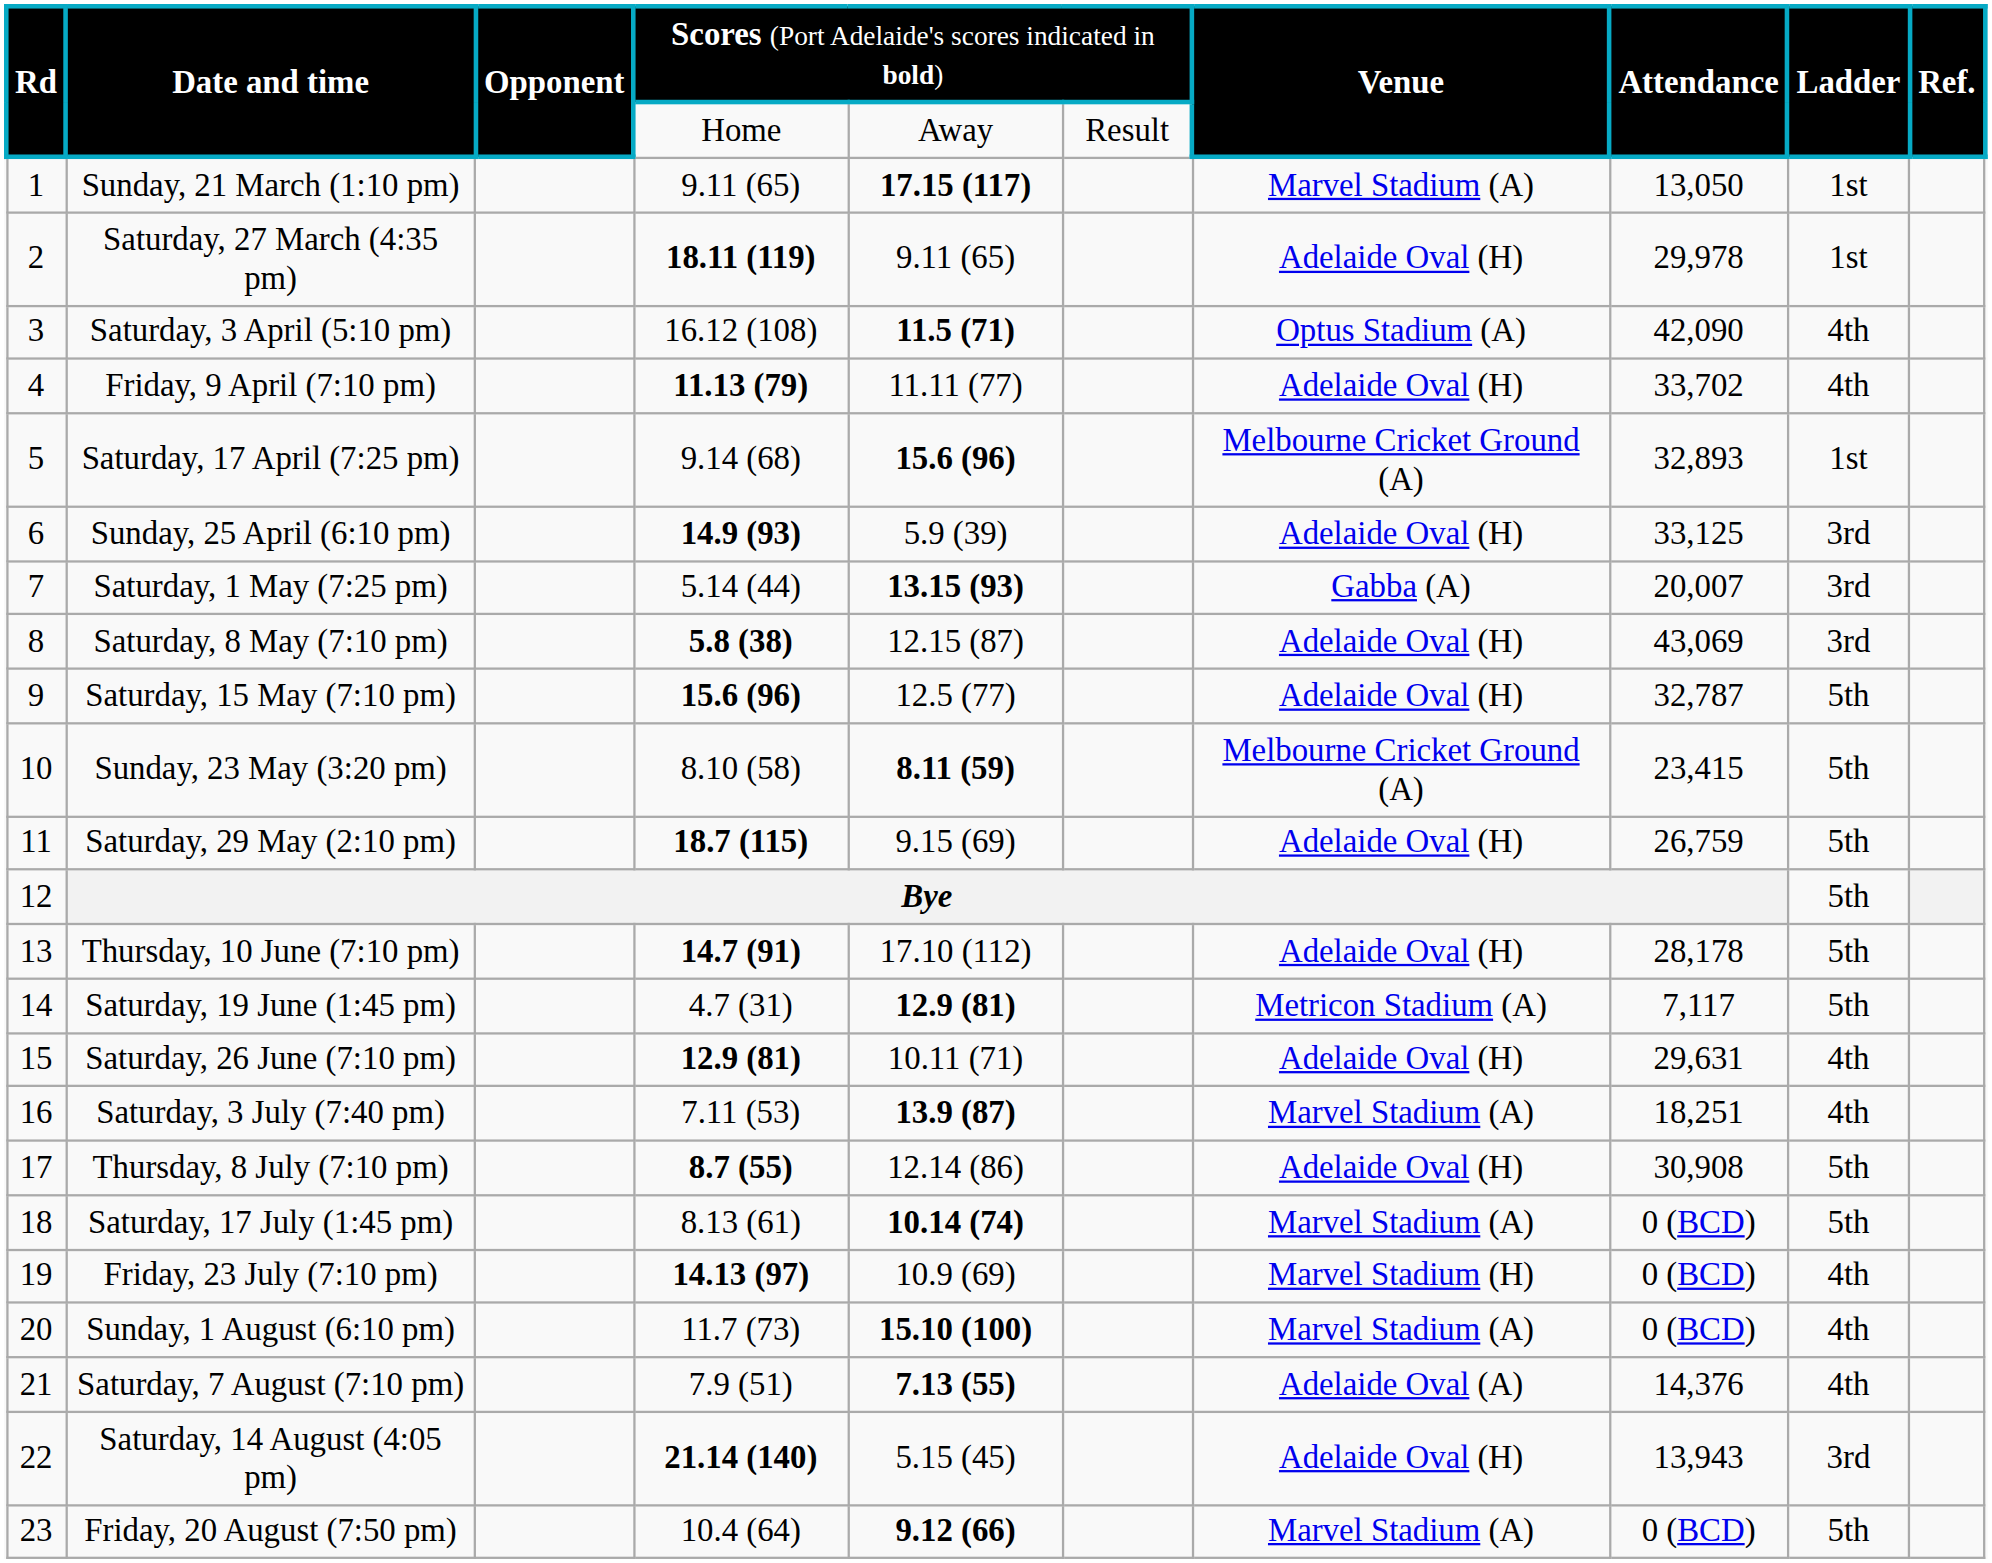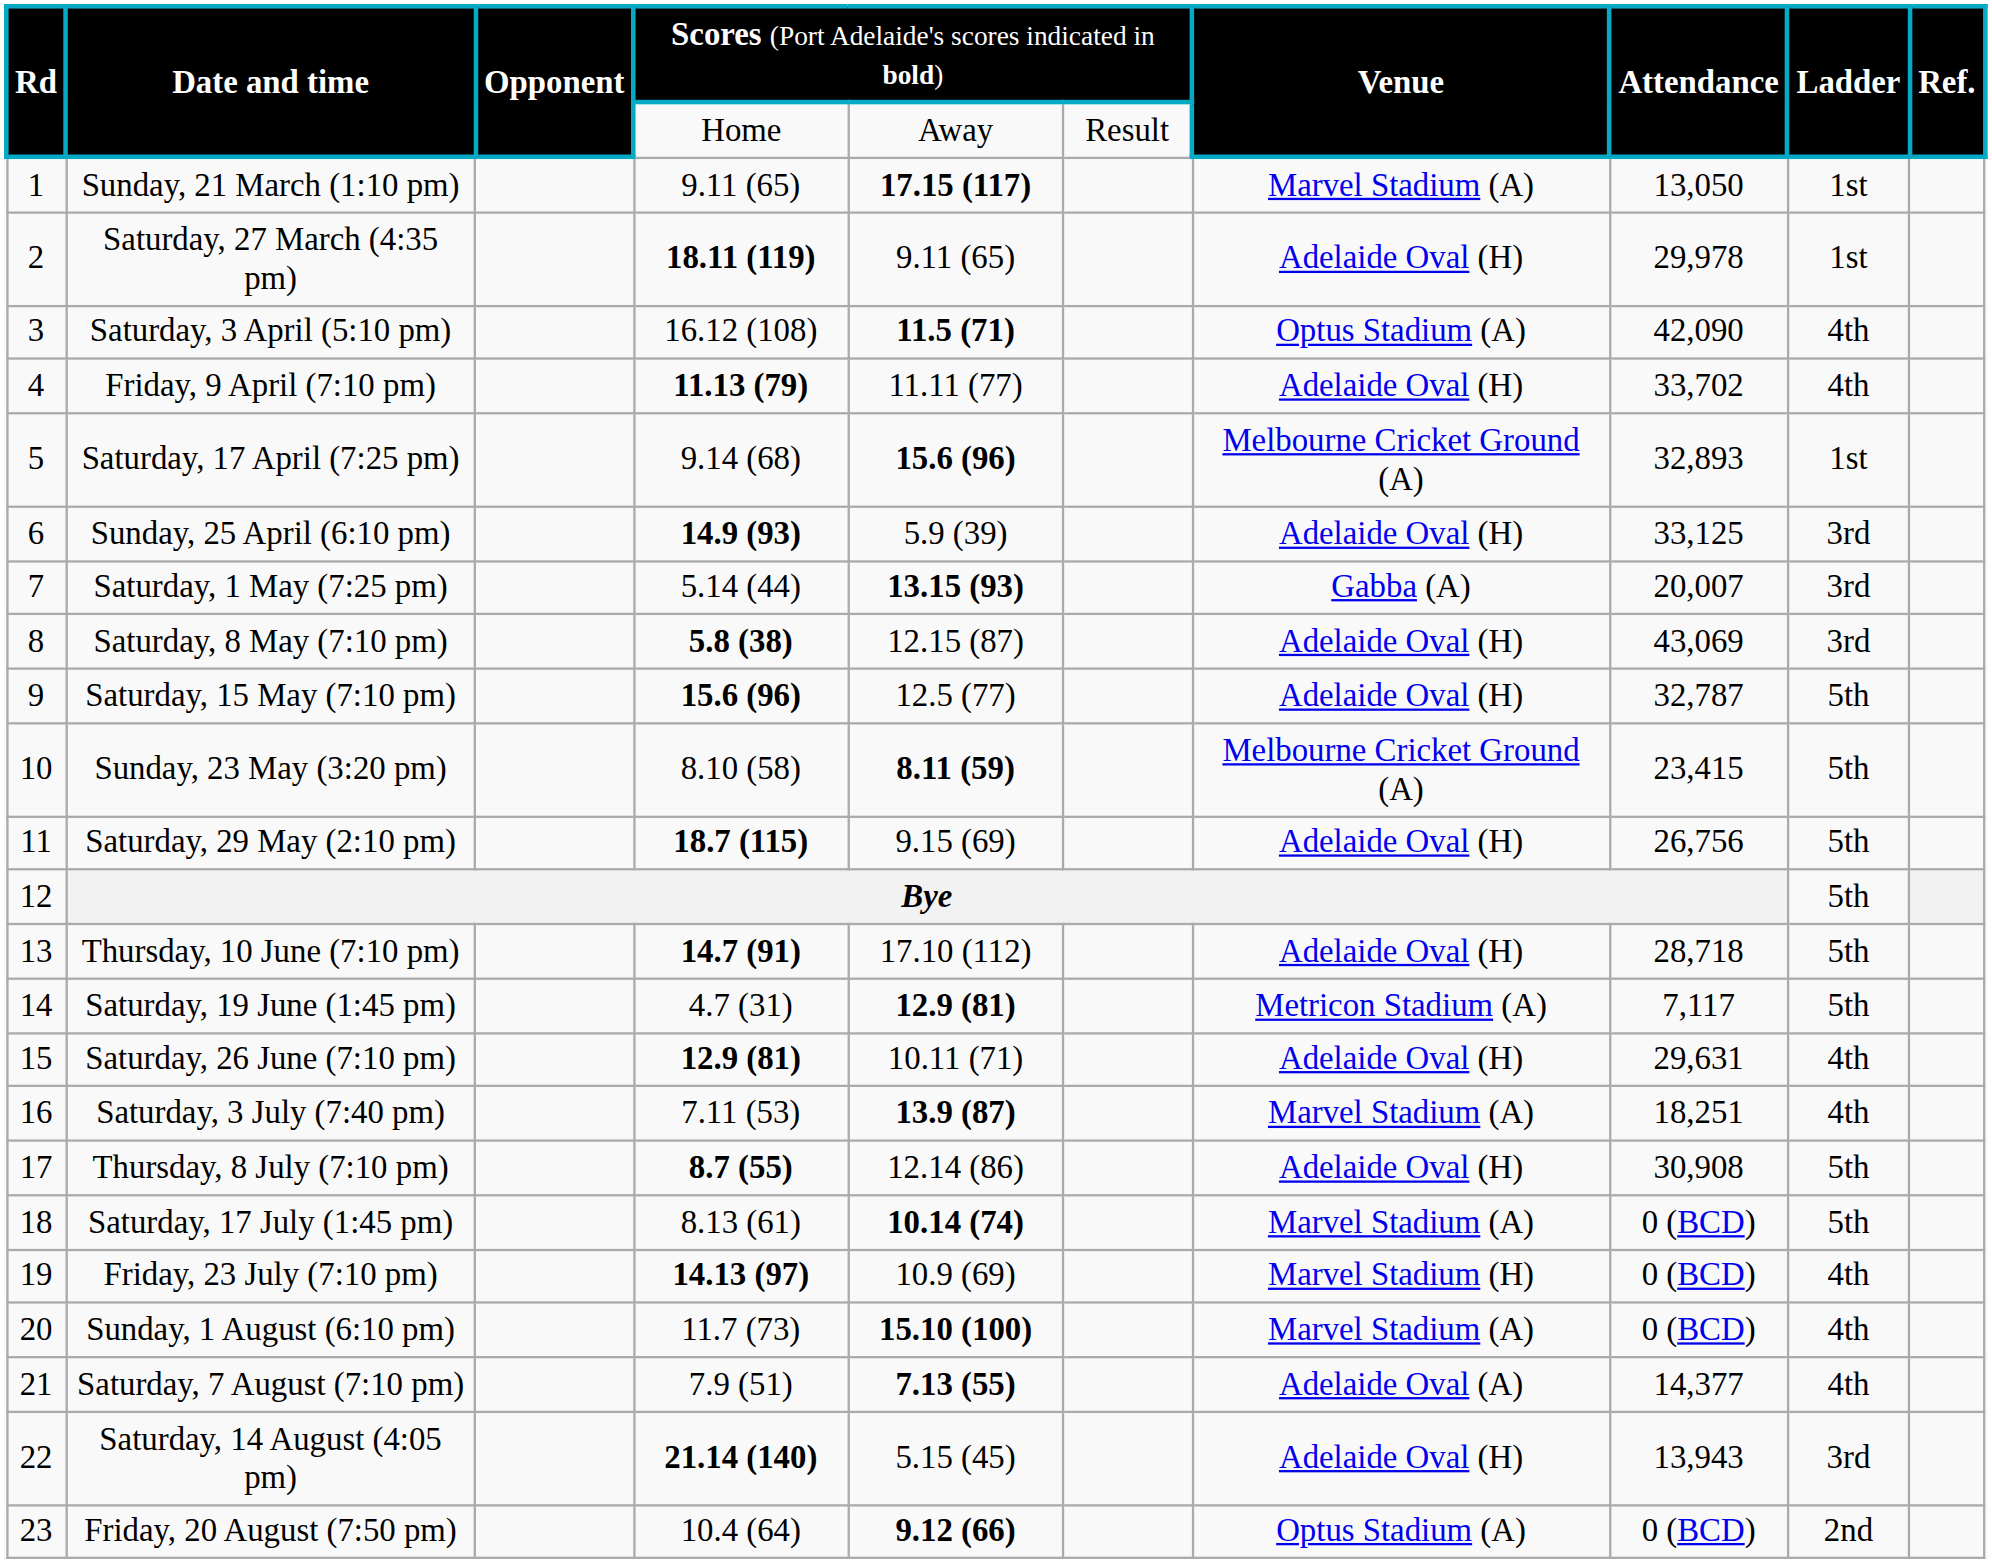(1699, 842) 26,759 -> (1699, 842) 26,756
(1699, 950) 28,178 -> (1699, 950) 28,718
(1699, 1384) 14,376 -> (1699, 1384) 14,377
(1401, 1531) Marvel Stadium (A) -> (1401, 1531) Optus Stadium (A)
(1848, 1531) 5th -> (1848, 1531) 2nd
